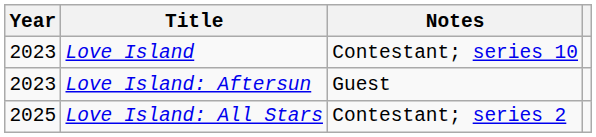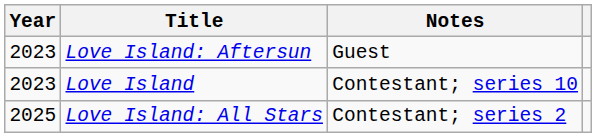rows swapped: (130, 52) <-> (188, 84)
